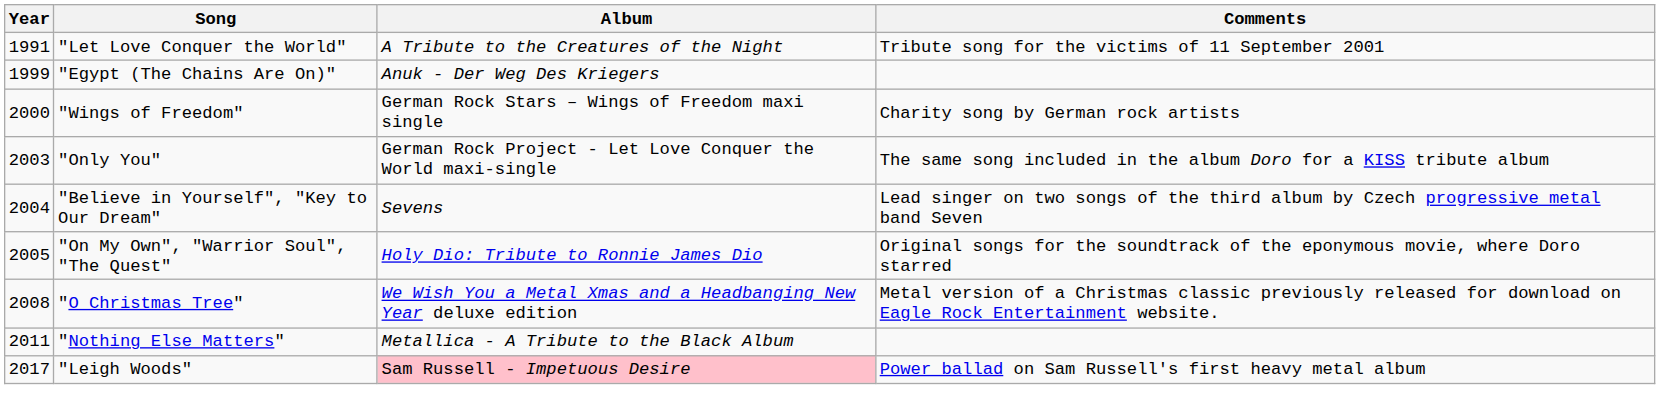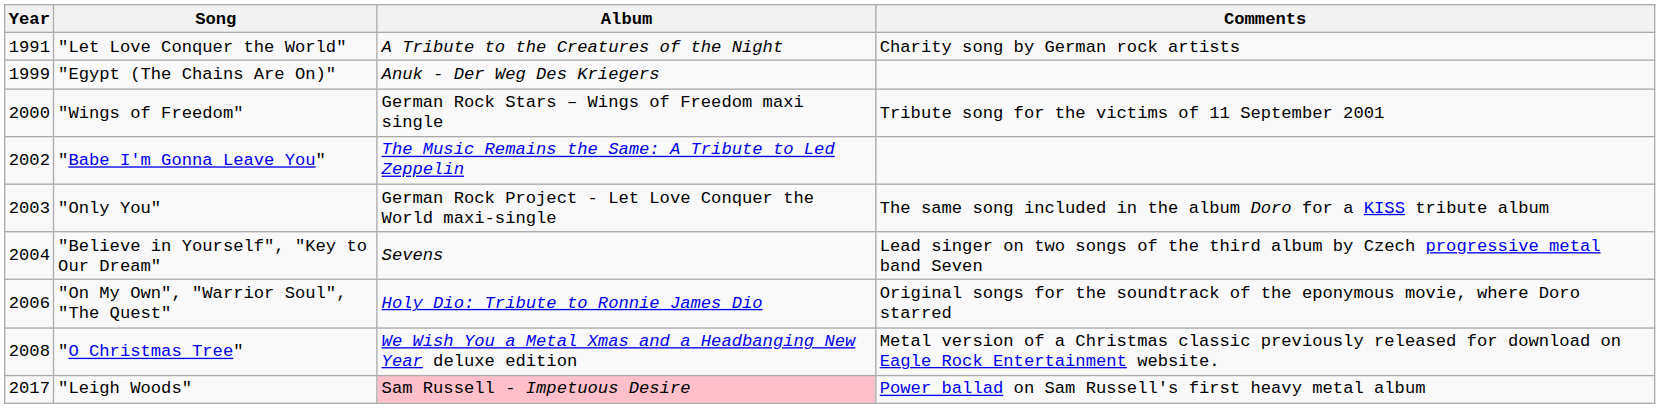(1132, 47) Tribute song for the victims of 11 September 2001 -> (1060, 47) Charity song by German rock artists
(1060, 112) Charity song by German rock artists -> (1132, 112) Tribute song for the victims of 11 September 2001
+ row: (192, 160)
(29, 256) 2005 -> (29, 304) 2006
- row: (171, 341)
